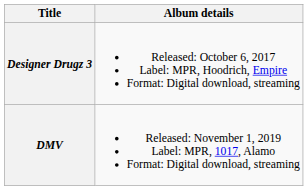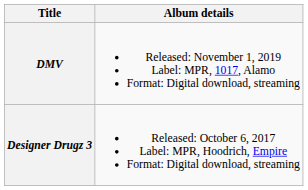rows swapped: (50, 63) <-> (50, 144)
